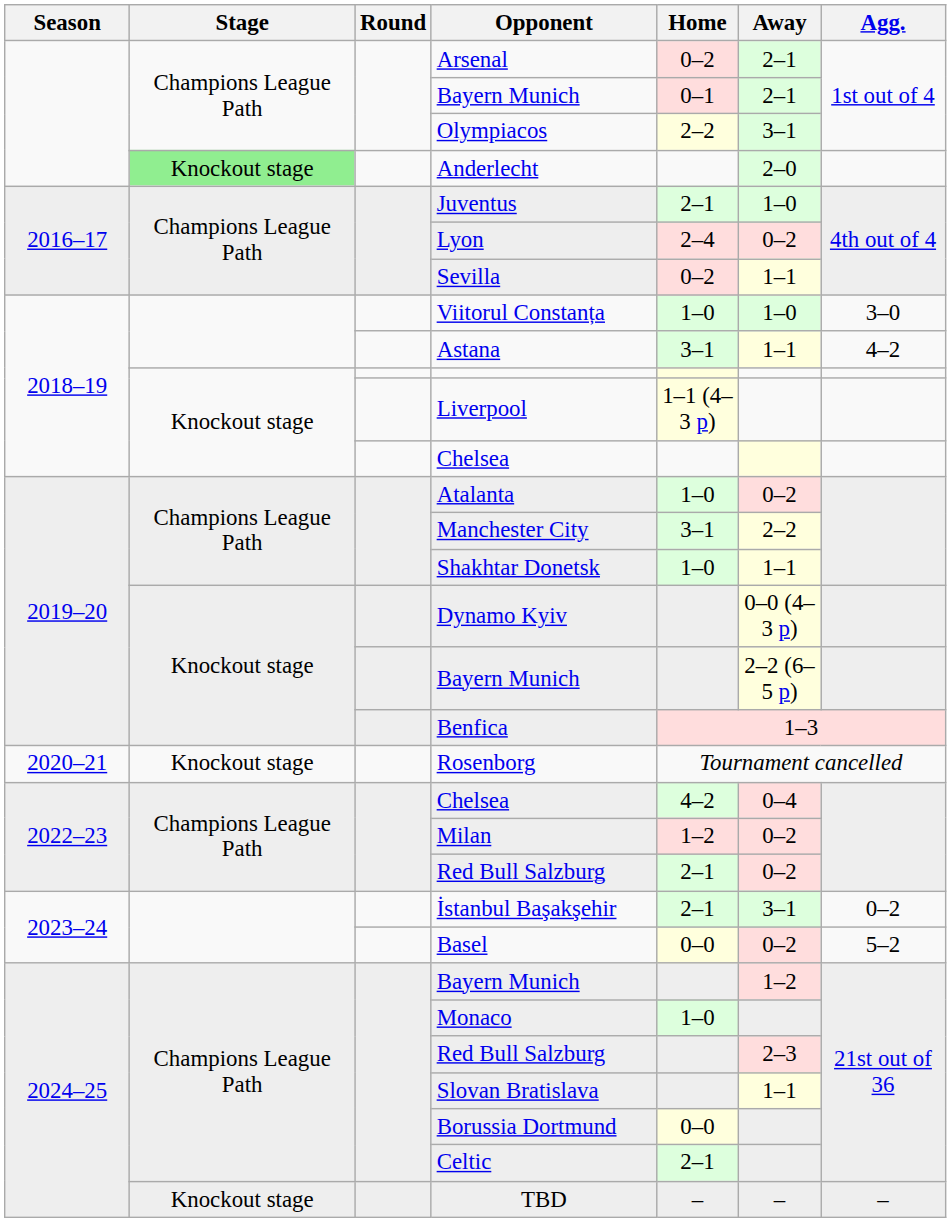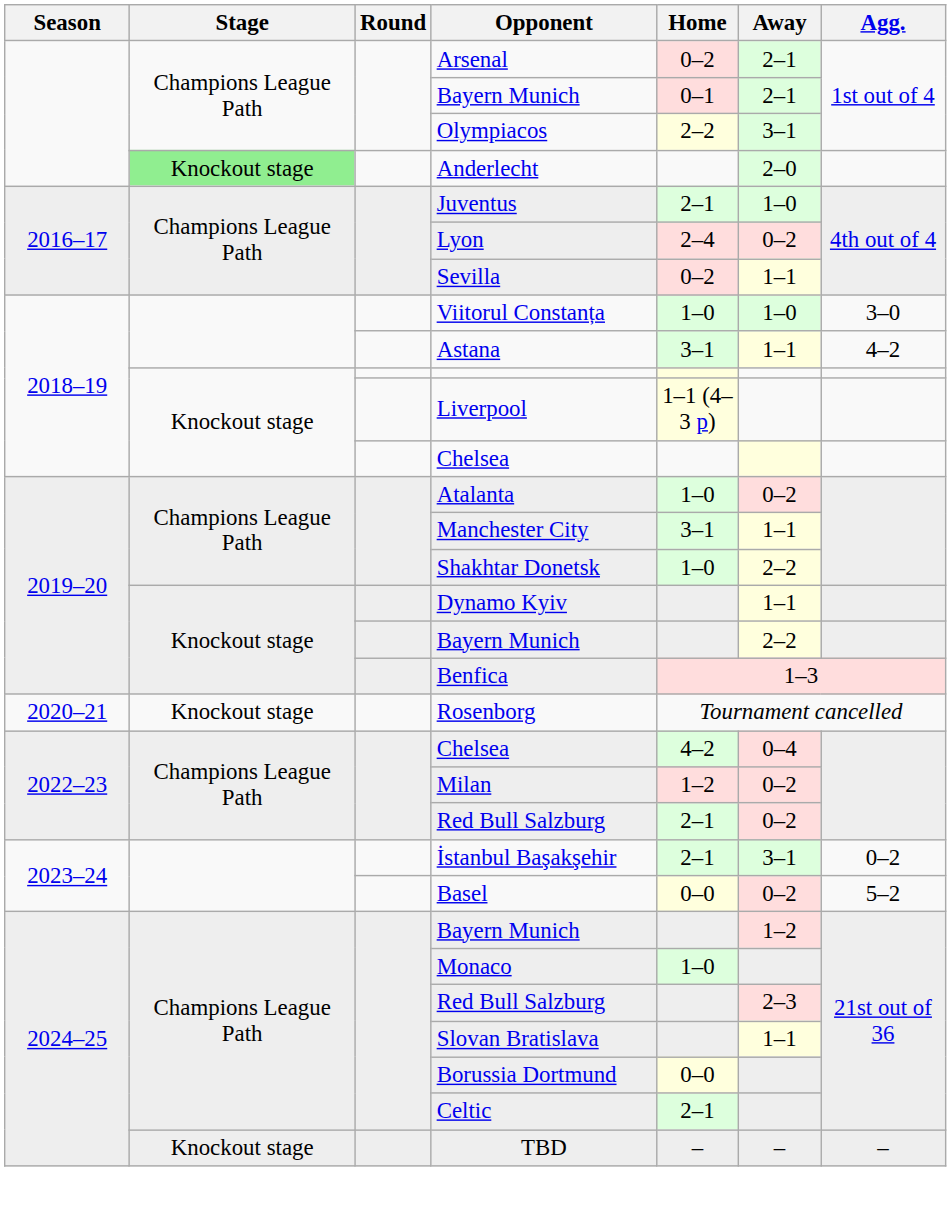(780, 530) 2–2 -> (780, 530) 1–1
(780, 566) 1–1 -> (780, 566) 2–2
(779, 616) 0–0 (4–3 p) -> (780, 603) 1–1
(779, 678) 2–2 (6–5 p) -> (780, 639) 2–2
